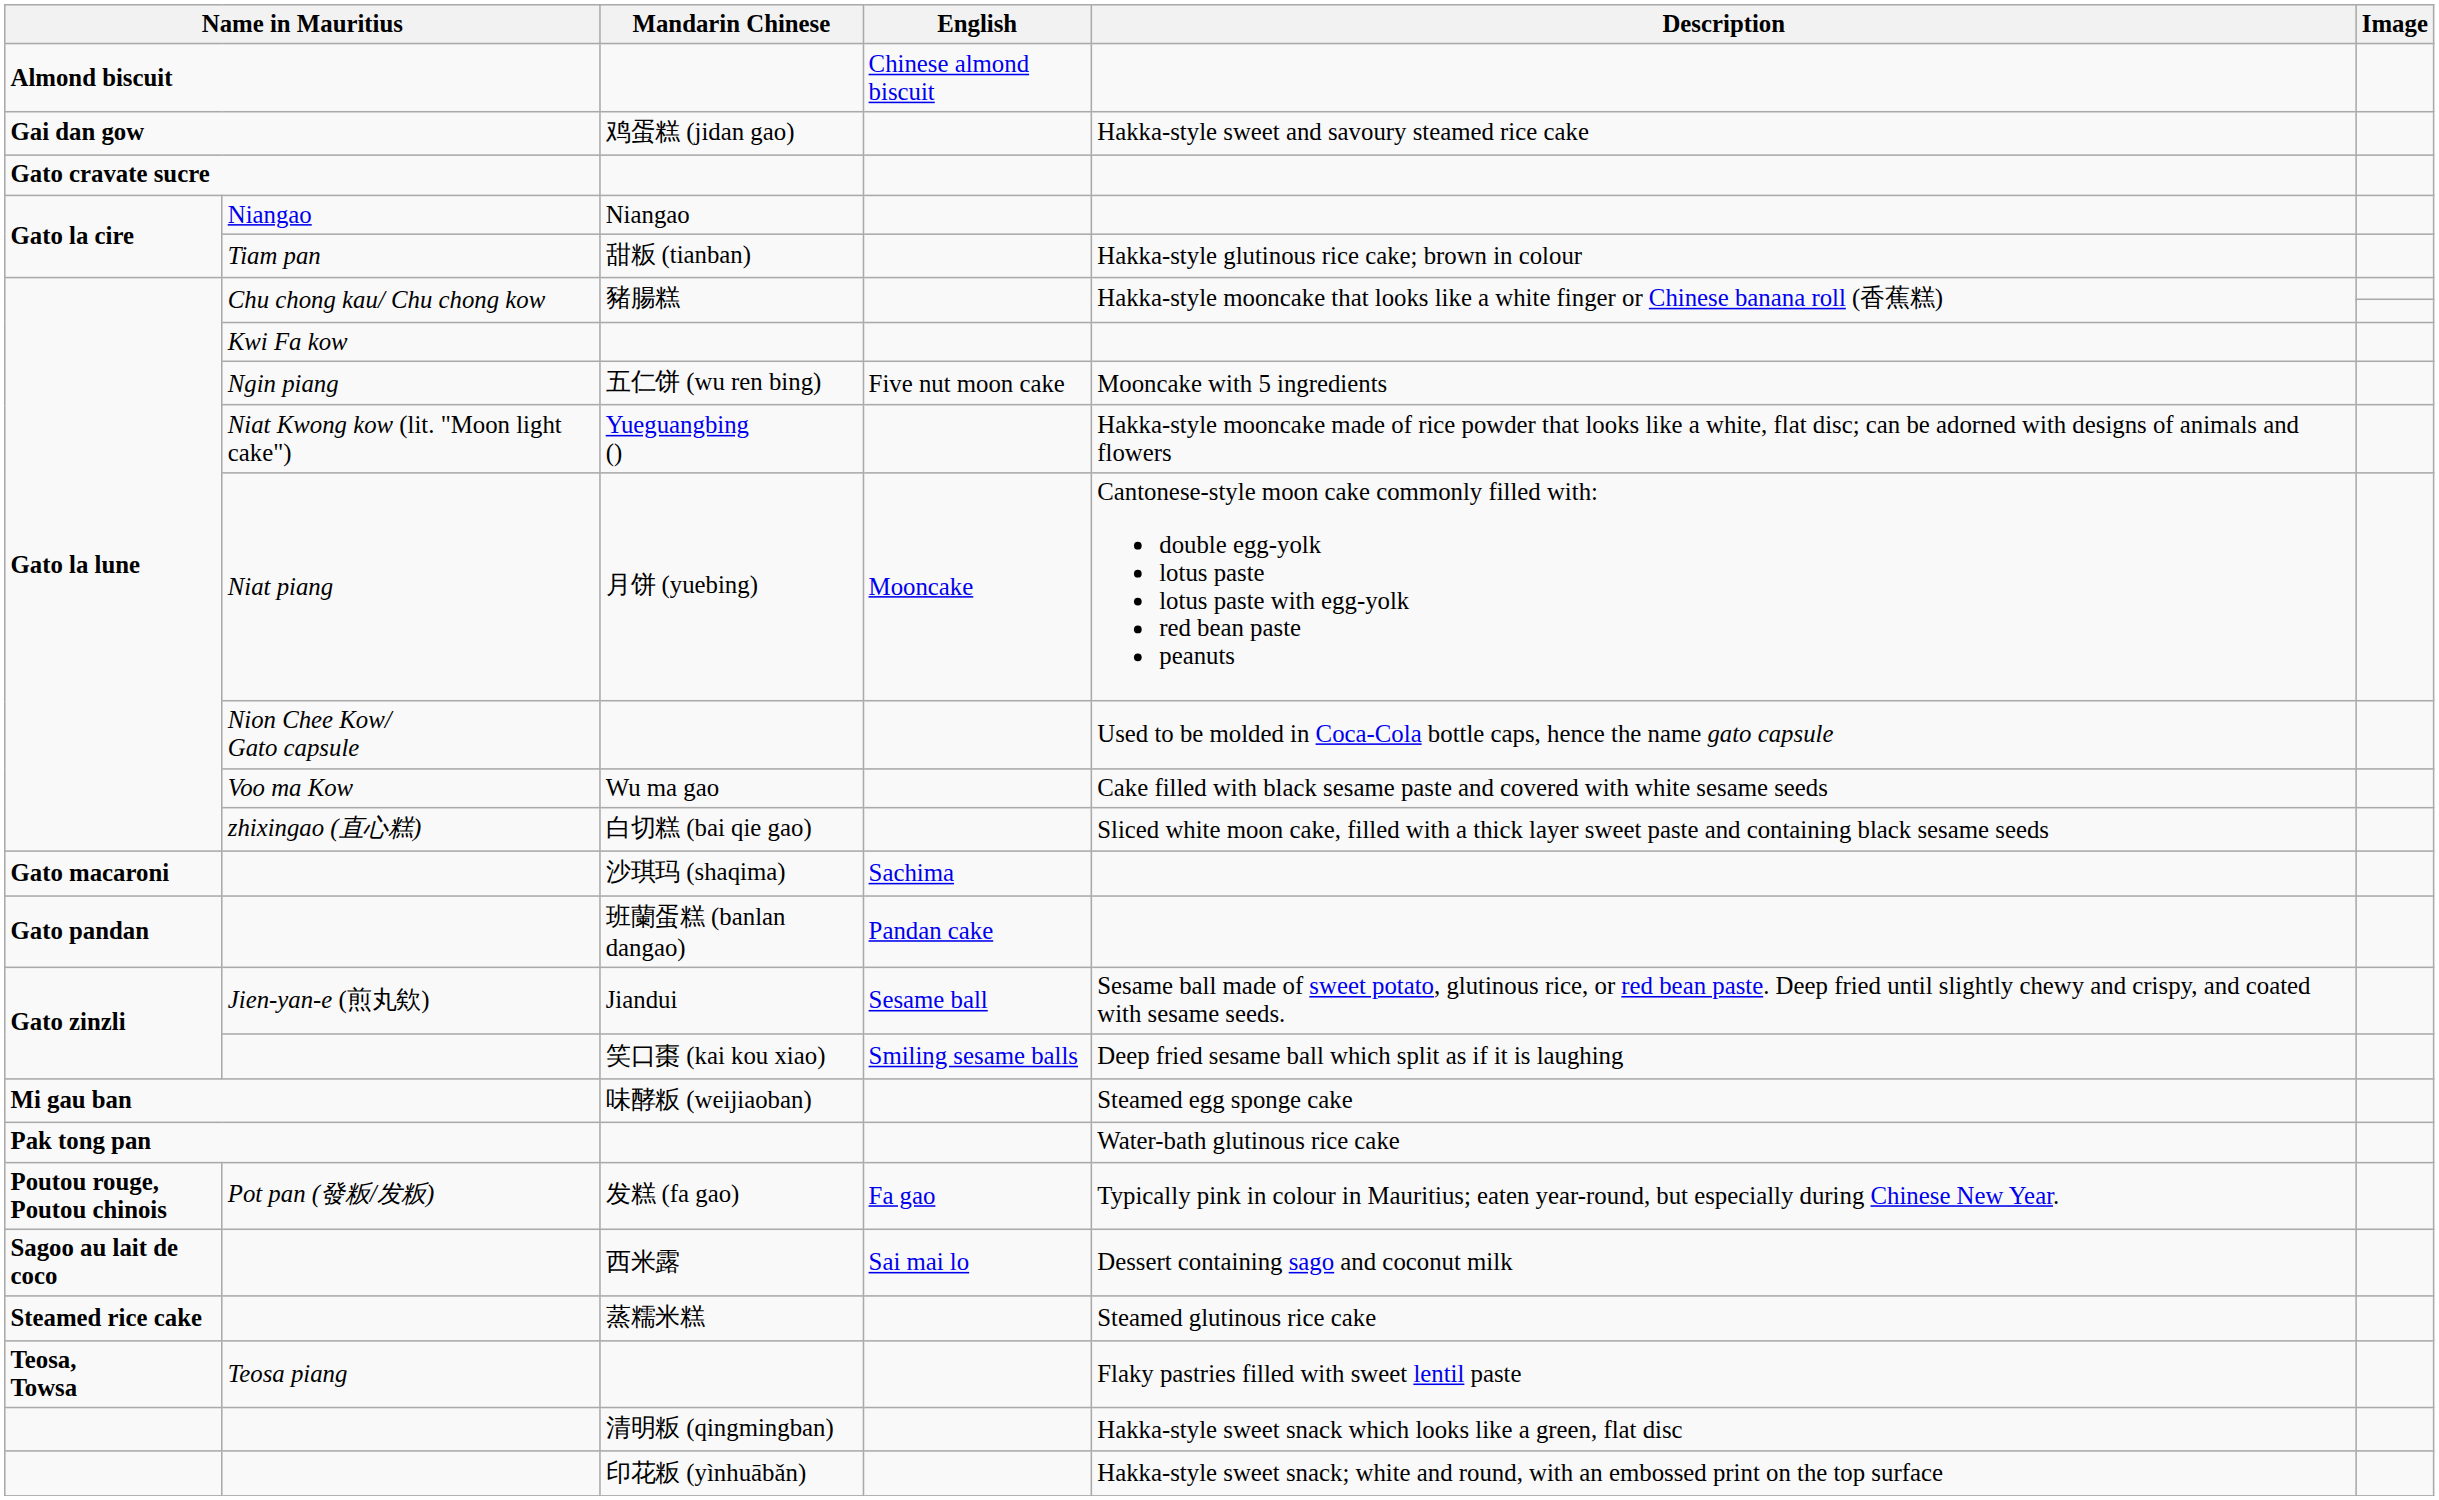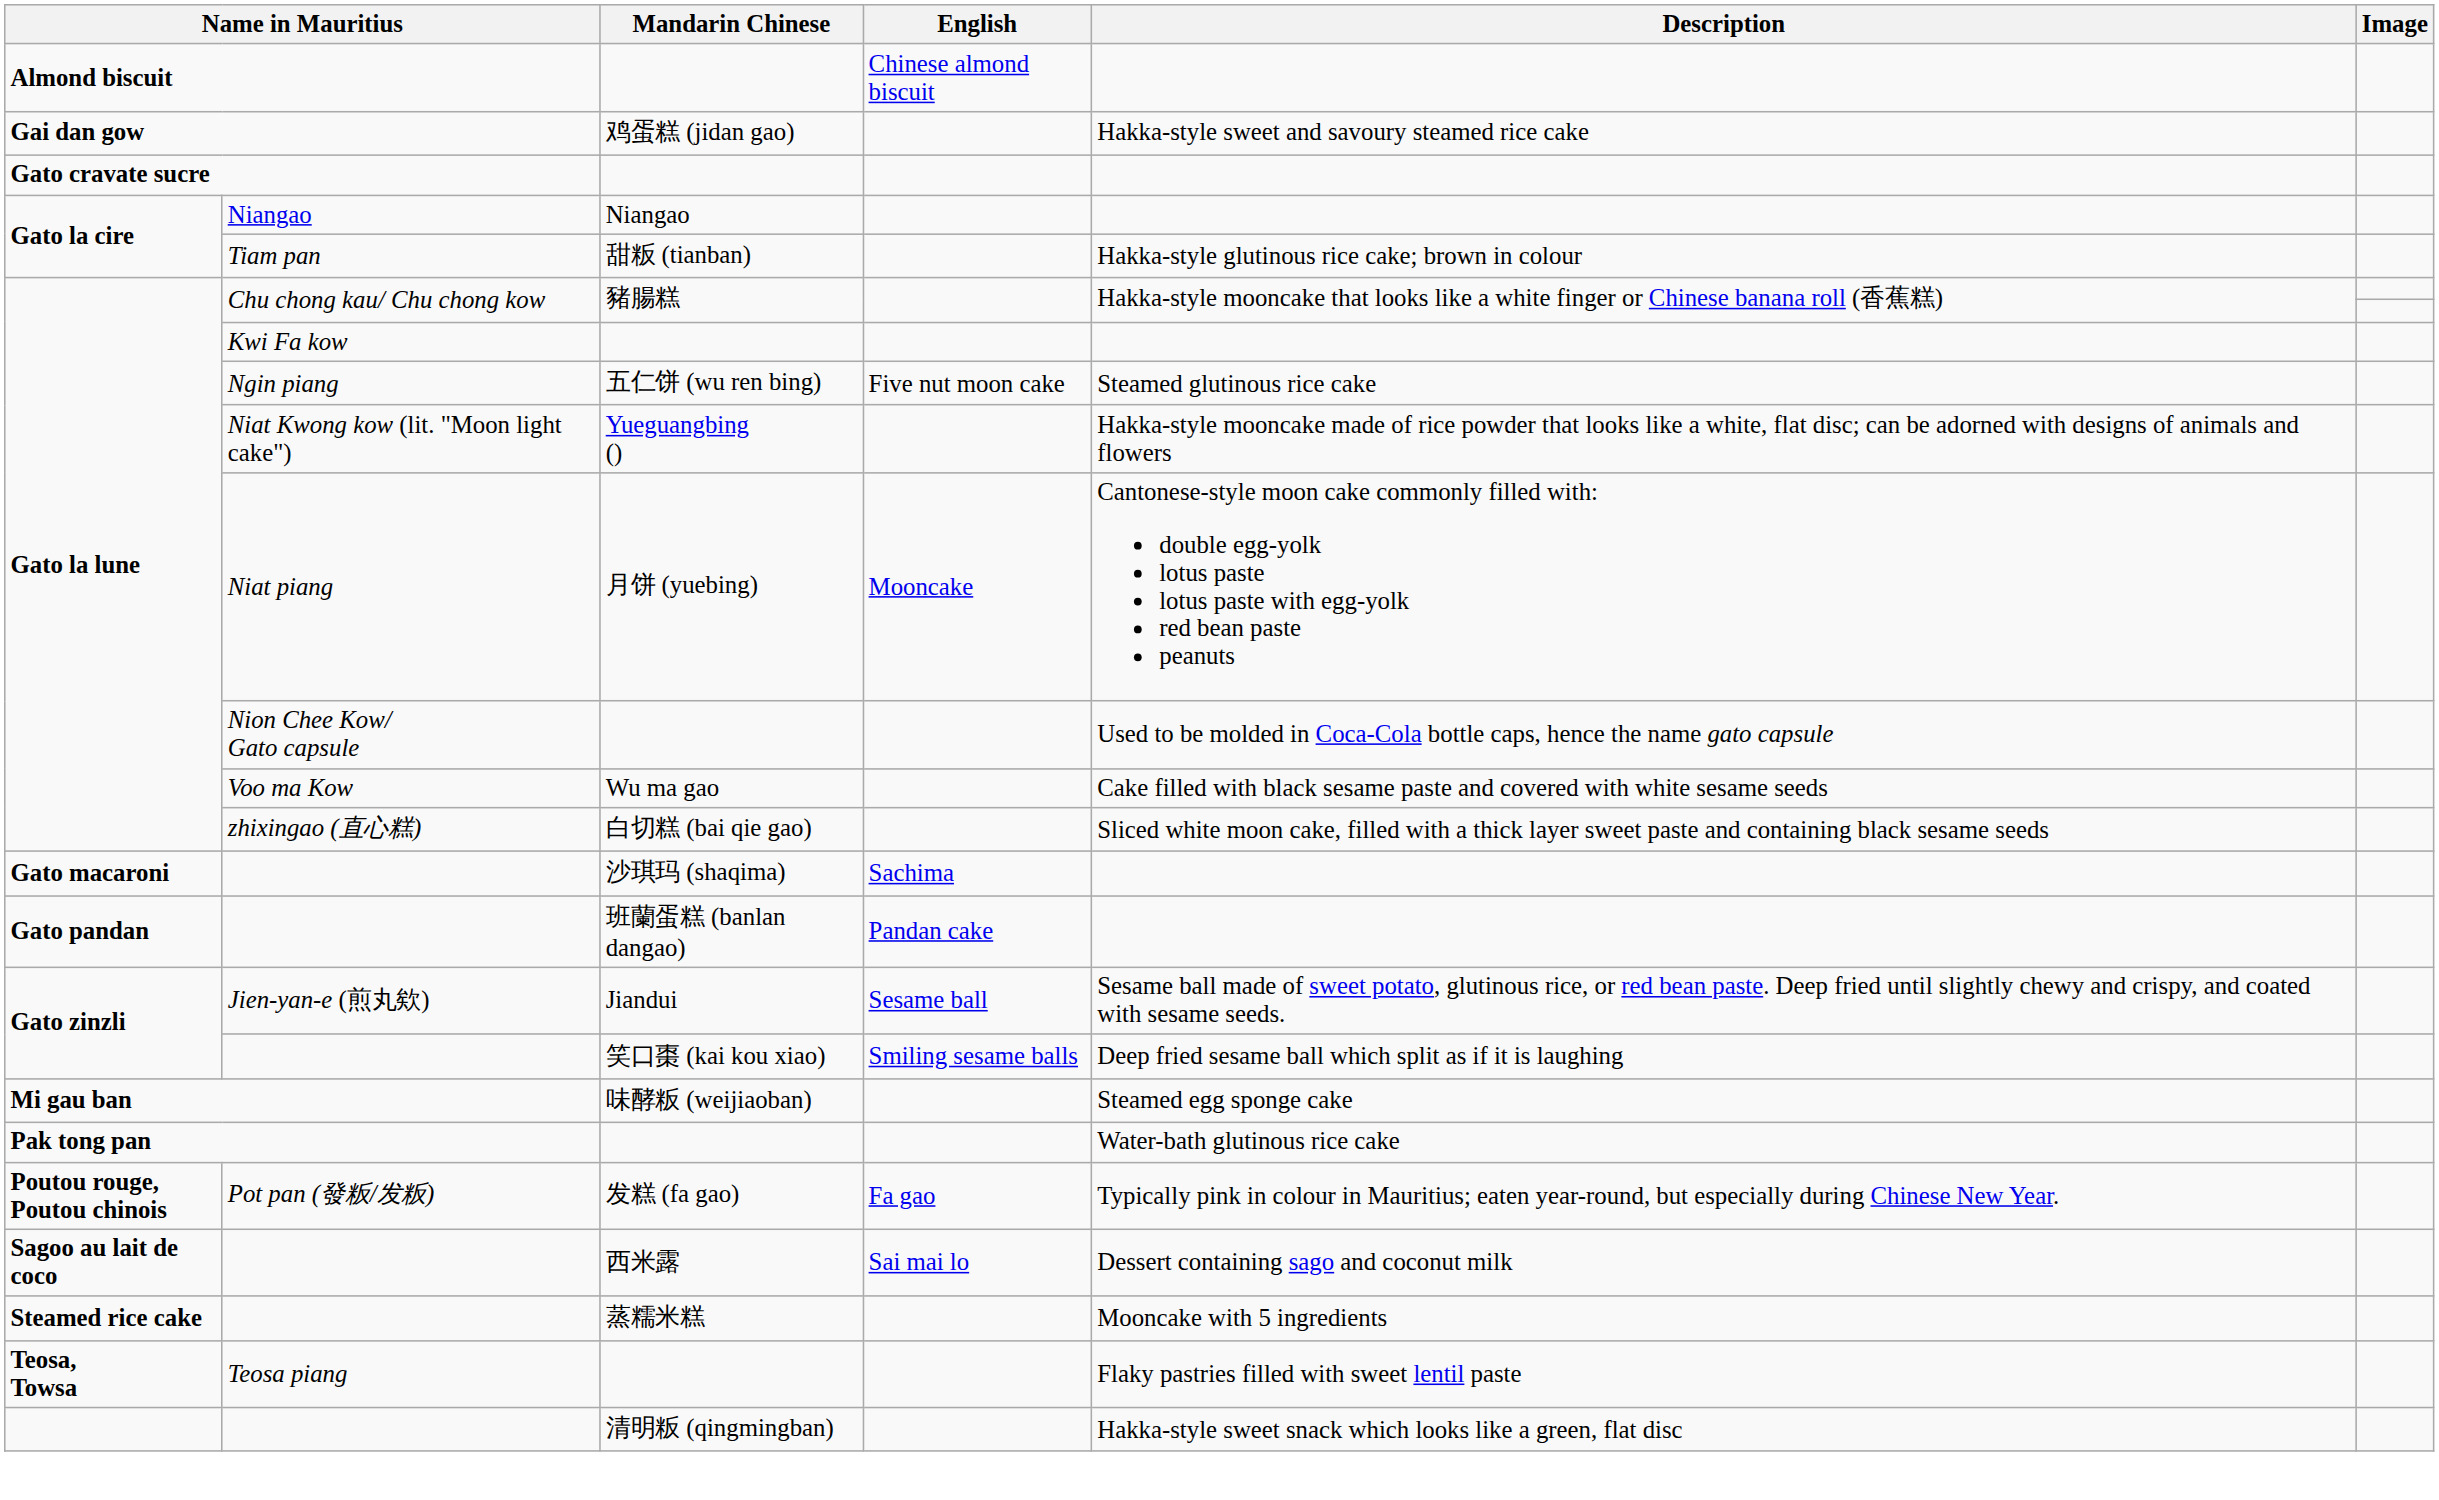(1242, 382) Mooncake with 5 ingredients -> (1237, 382) Steamed glutinous rice cake
(1237, 1318) Steamed glutinous rice cake -> (1242, 1318) Mooncake with 5 ingredients
- row: (411, 1473)
